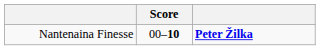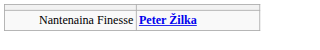- column: (164, 14)
